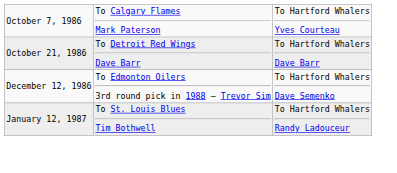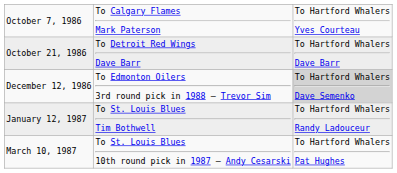(322, 86) no background -> (342, 86) lightgrey background
+ row: (41, 152)
